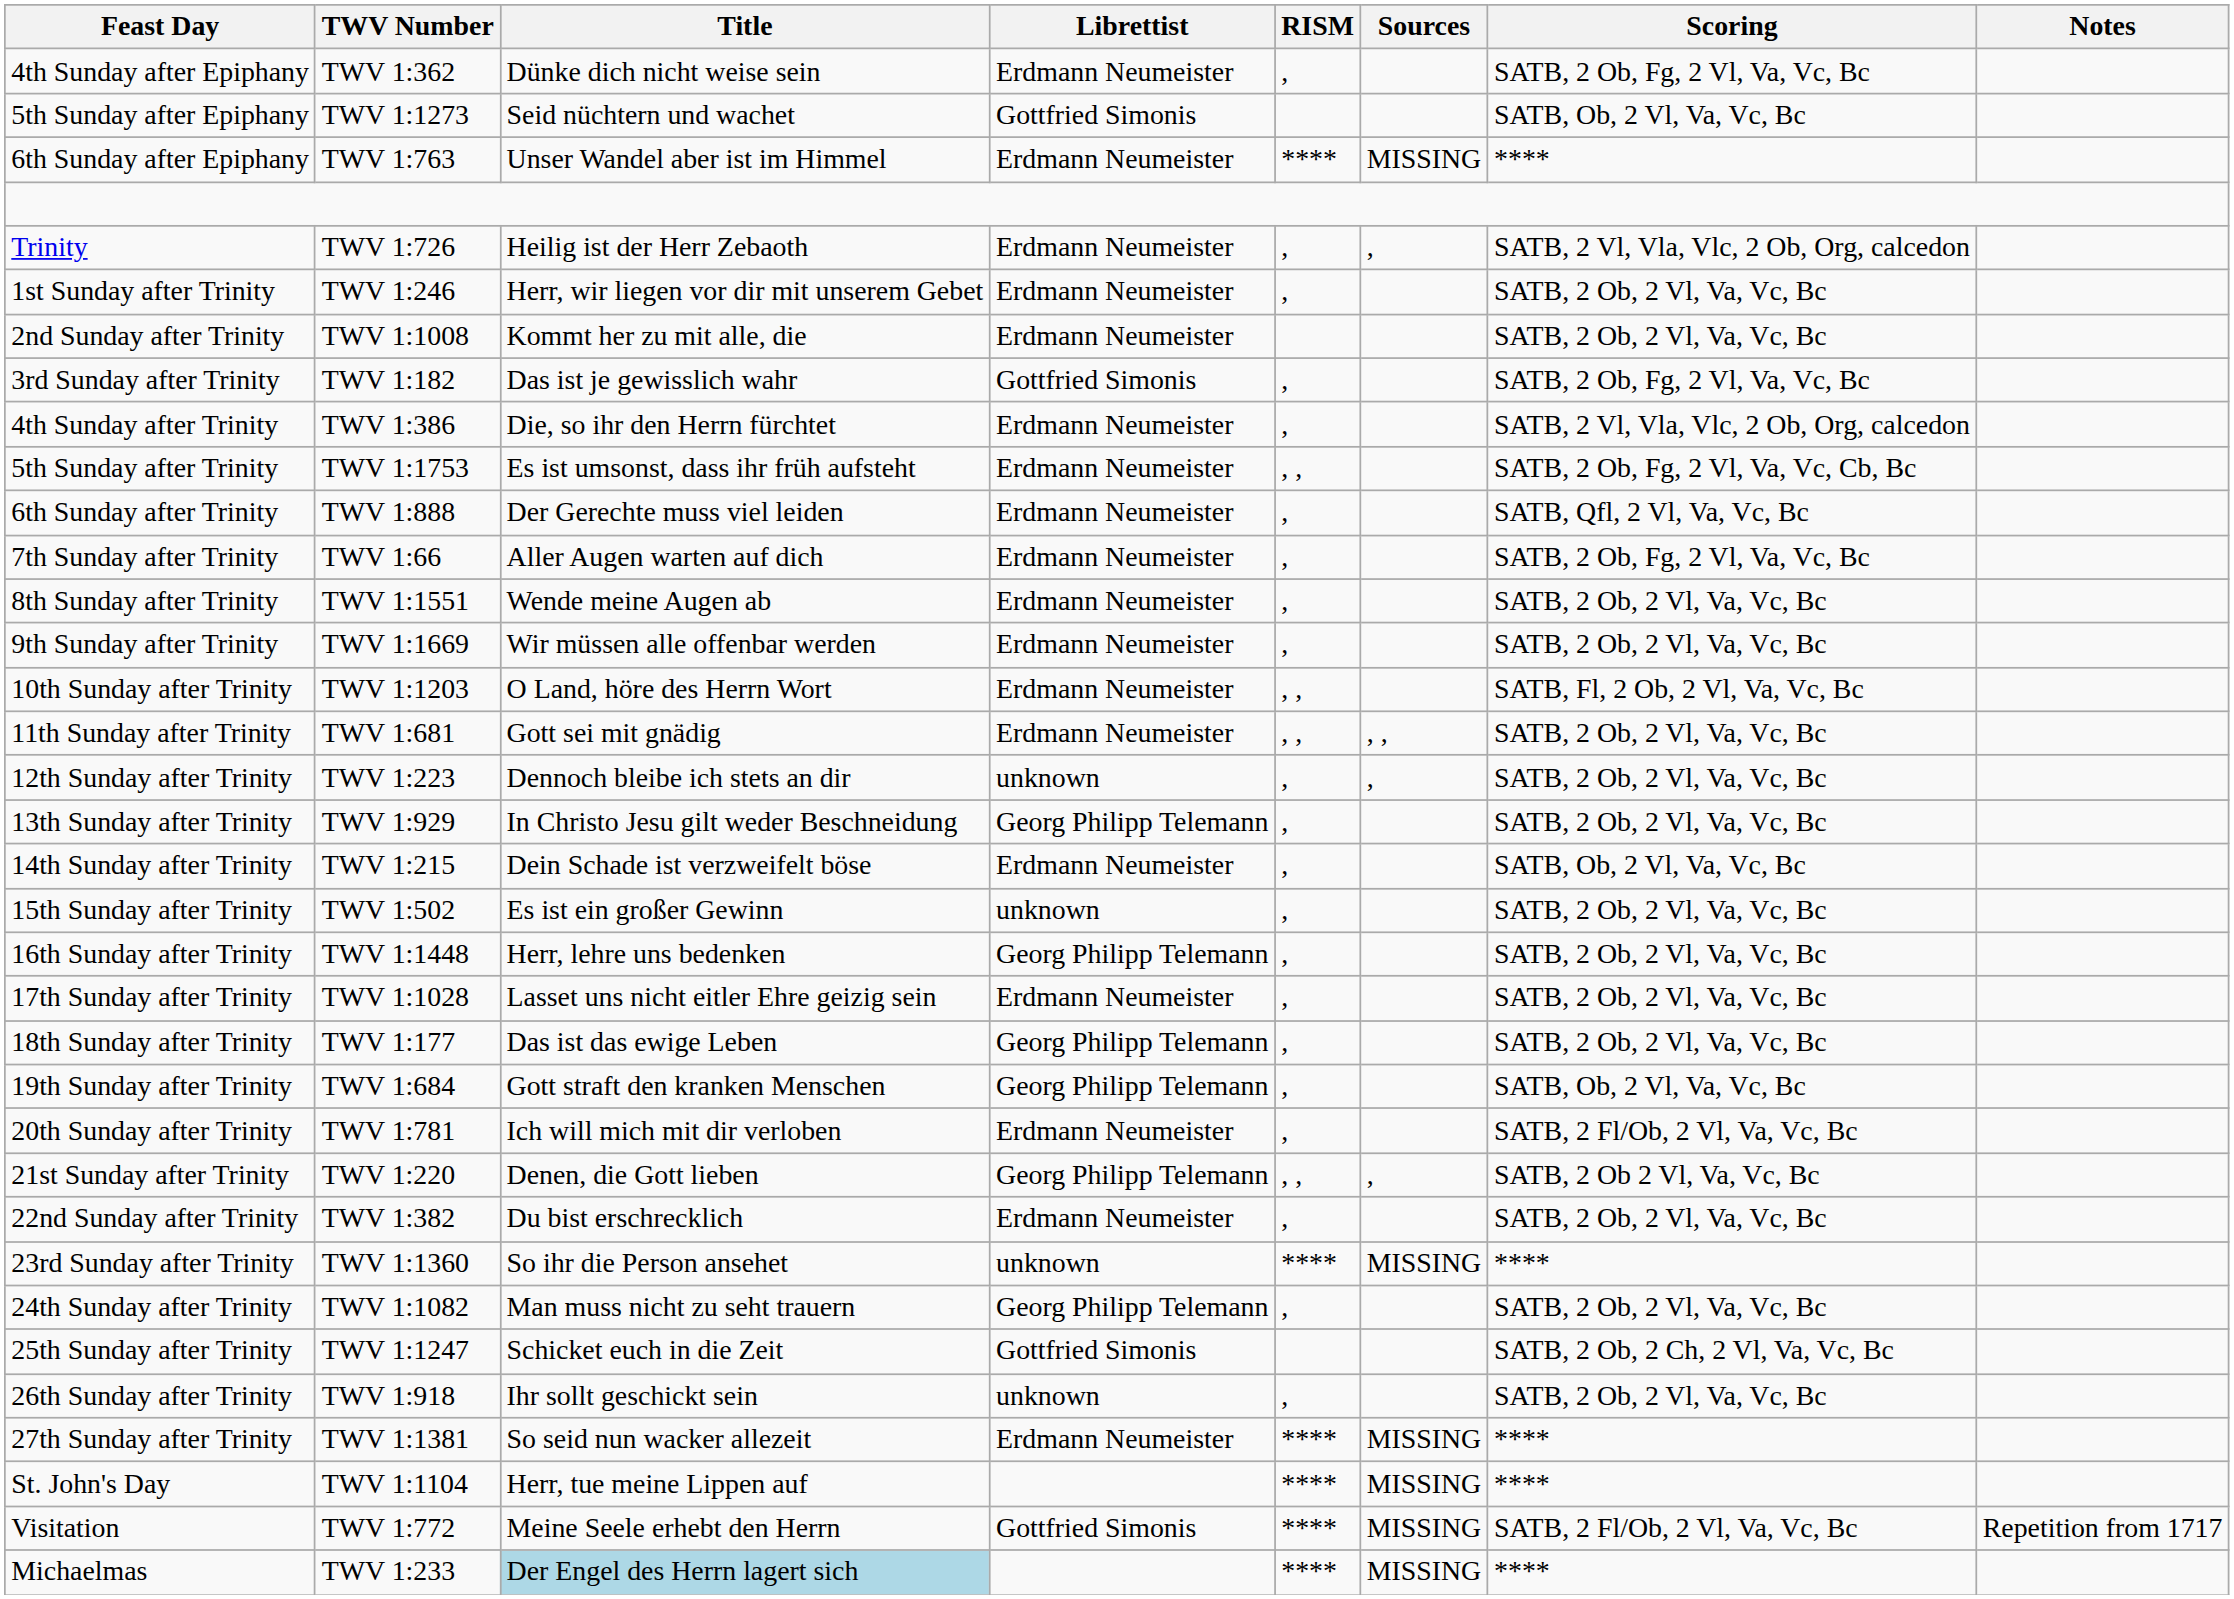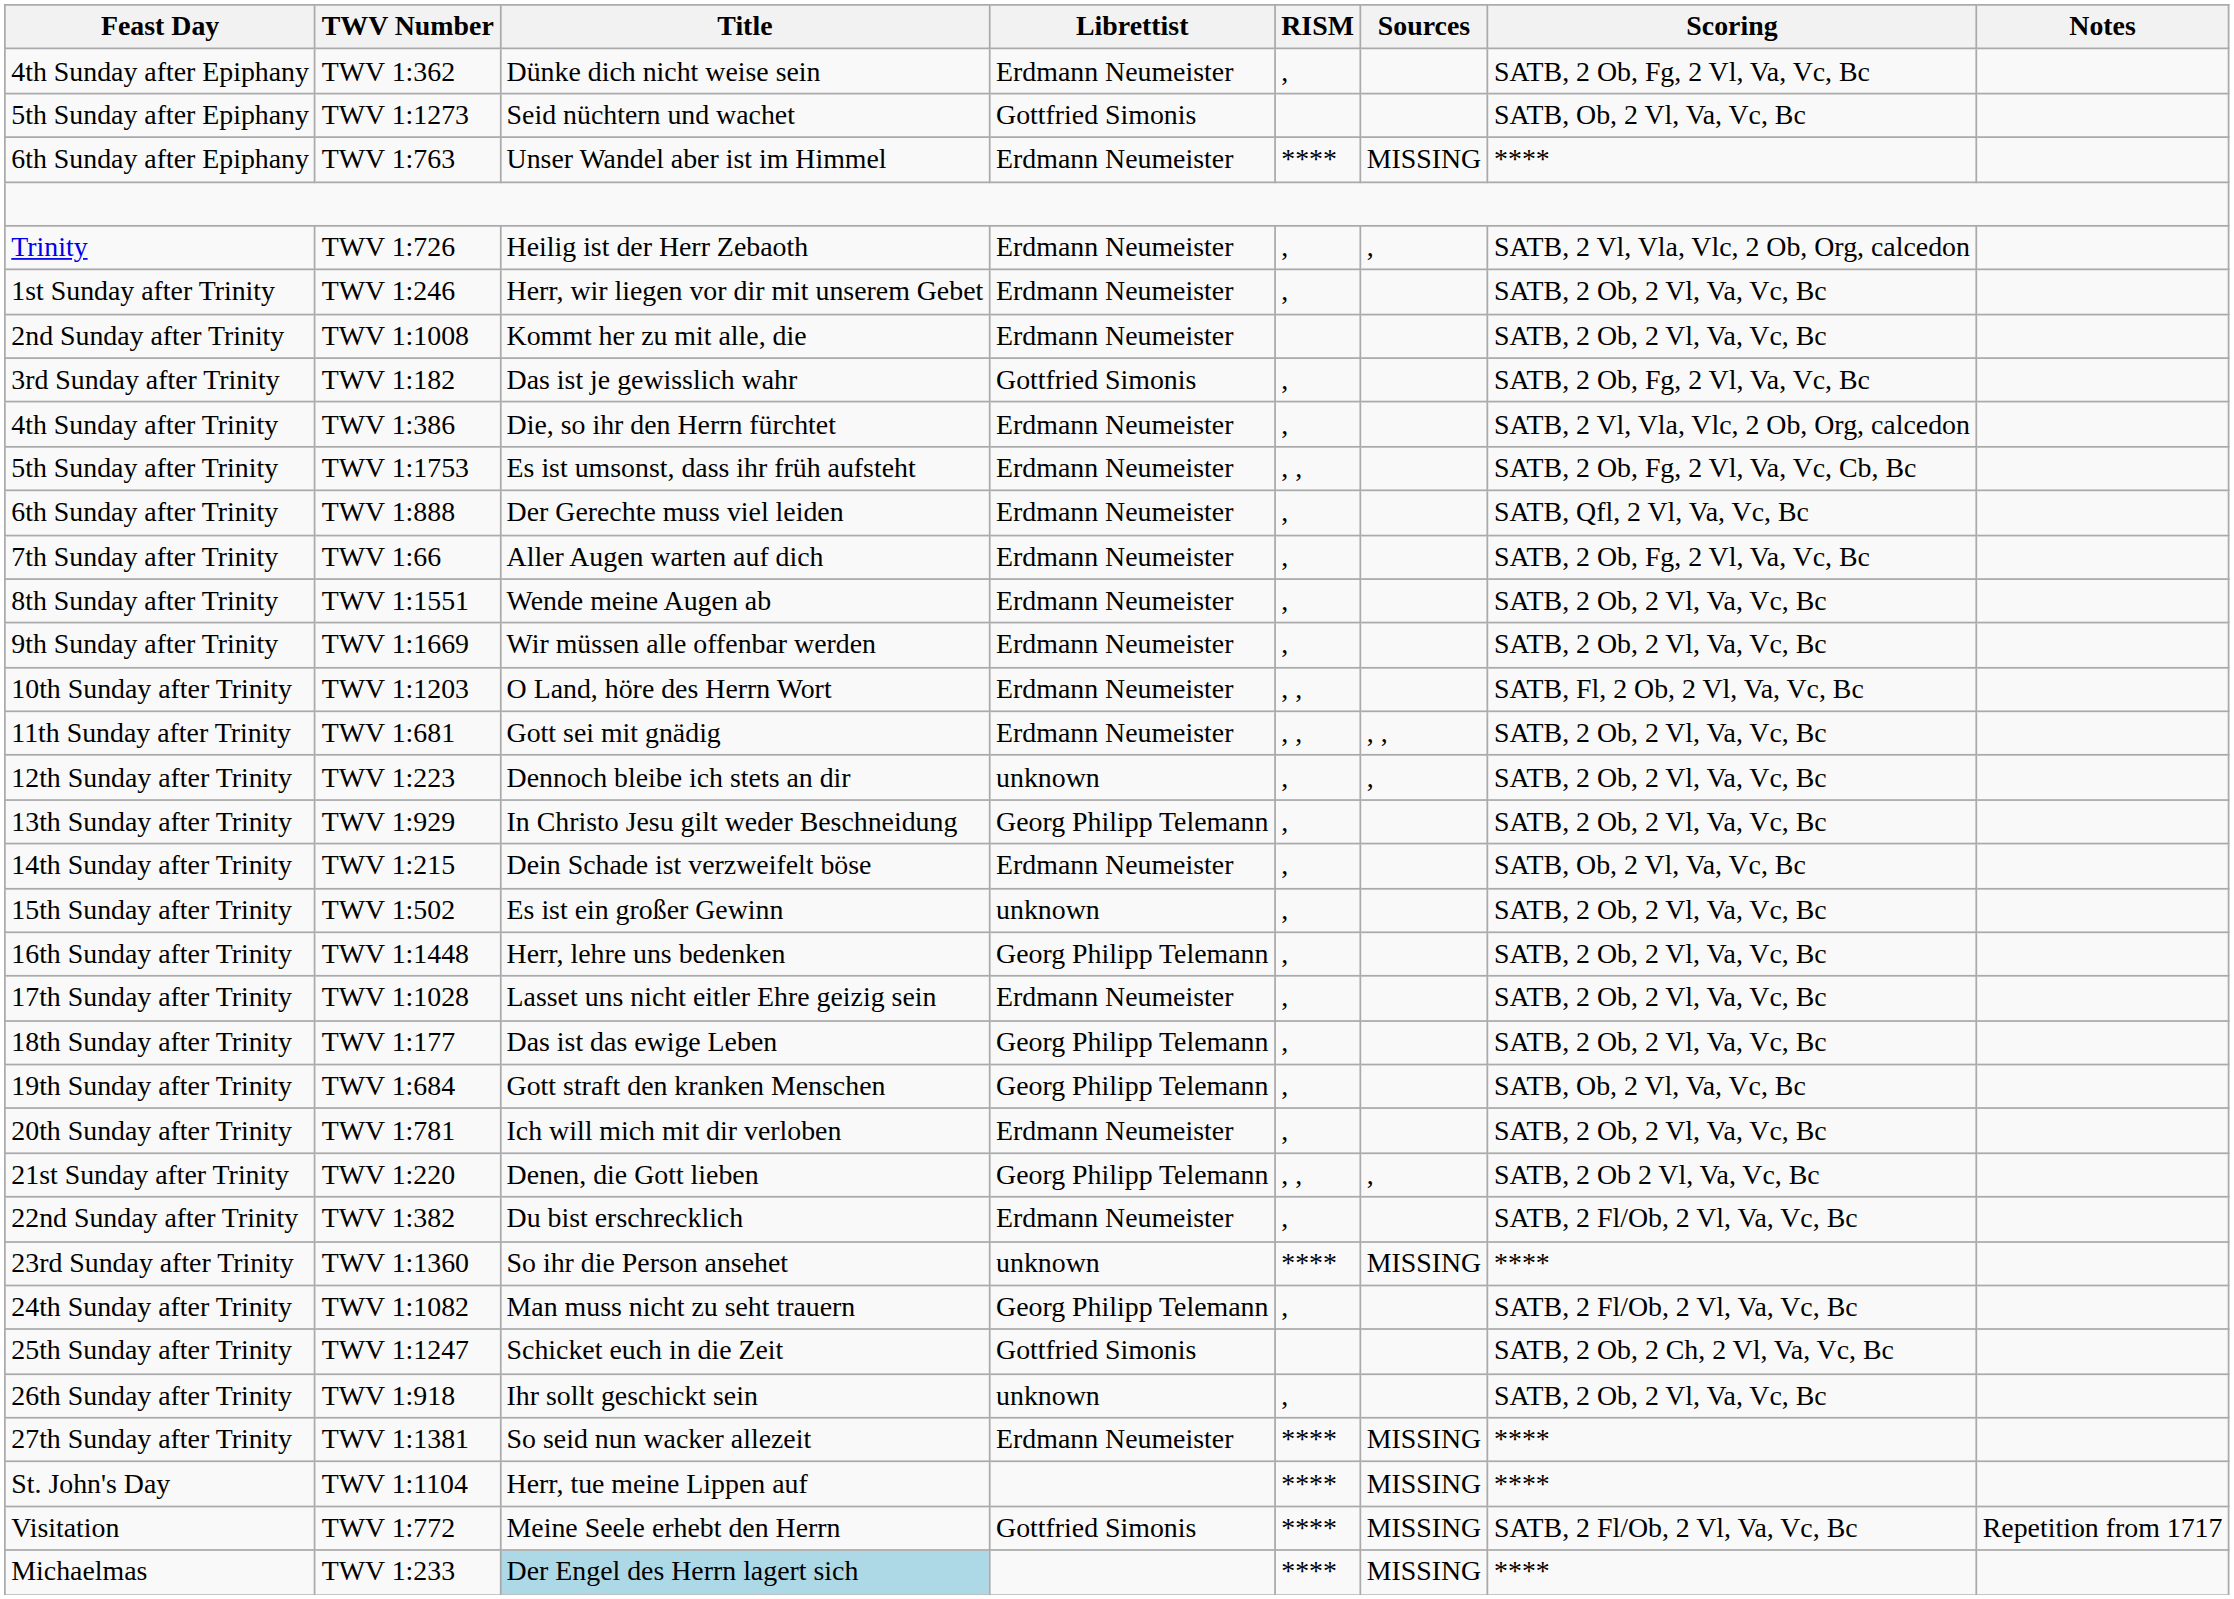(1676, 1130) SATB, 2 Fl/Ob, 2 Vl, Va, Vc, Bc -> (1660, 1130) SATB, 2 Ob, 2 Vl, Va, Vc, Bc
(1660, 1218) SATB, 2 Ob, 2 Vl, Va, Vc, Bc -> (1676, 1218) SATB, 2 Fl/Ob, 2 Vl, Va, Vc, Bc
(1660, 1306) SATB, 2 Ob, 2 Vl, Va, Vc, Bc -> (1676, 1306) SATB, 2 Fl/Ob, 2 Vl, Va, Vc, Bc
